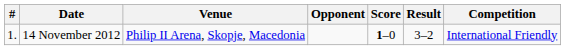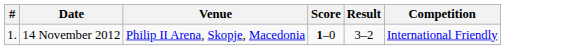- column: (338, 14)
